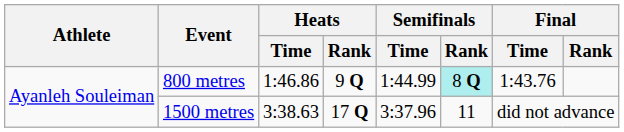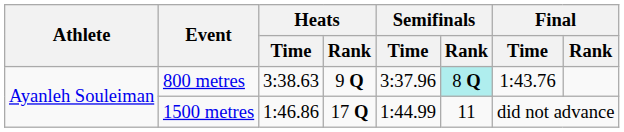(291, 81) 1:46.86 -> (291, 81) 3:38.63
(408, 81) 1:44.99 -> (408, 81) 3:37.96
(291, 112) 3:38.63 -> (291, 112) 1:46.86
(408, 112) 3:37.96 -> (408, 112) 1:44.99
